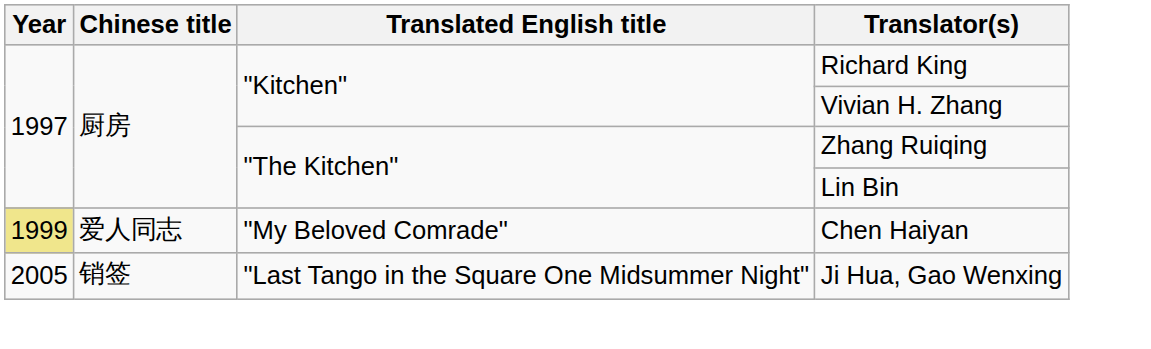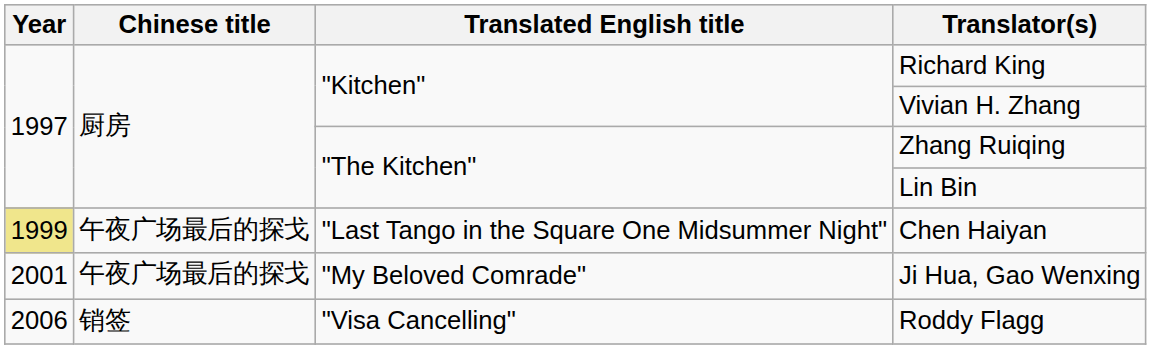(131, 229) 爱人同志 -> (195, 229) 午夜广场最后的探戈
(376, 230) "My Beloved Comrade" -> (604, 230) "Last Tango in the Square One Midsummer Night"
(39, 275) 2005 -> (39, 275) 2001
(105, 274) 销签 -> (195, 274) 午夜广场最后的探戈
(526, 275) "Last Tango in the Square One Midsummer Night" -> (454, 275) "My Beloved Comrade"
+ row: (972, 320)
